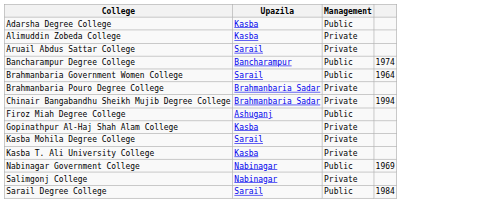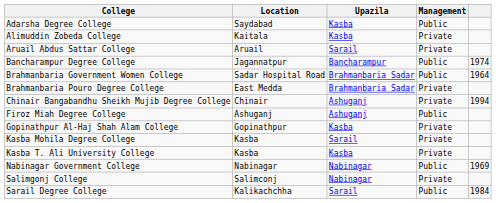+ column: (280, 11)
(249, 75) Sarail -> (372, 75) Brahmanbaria Sadar
(277, 101) Brahmanbaria Sadar -> (348, 101) Ashuganj
